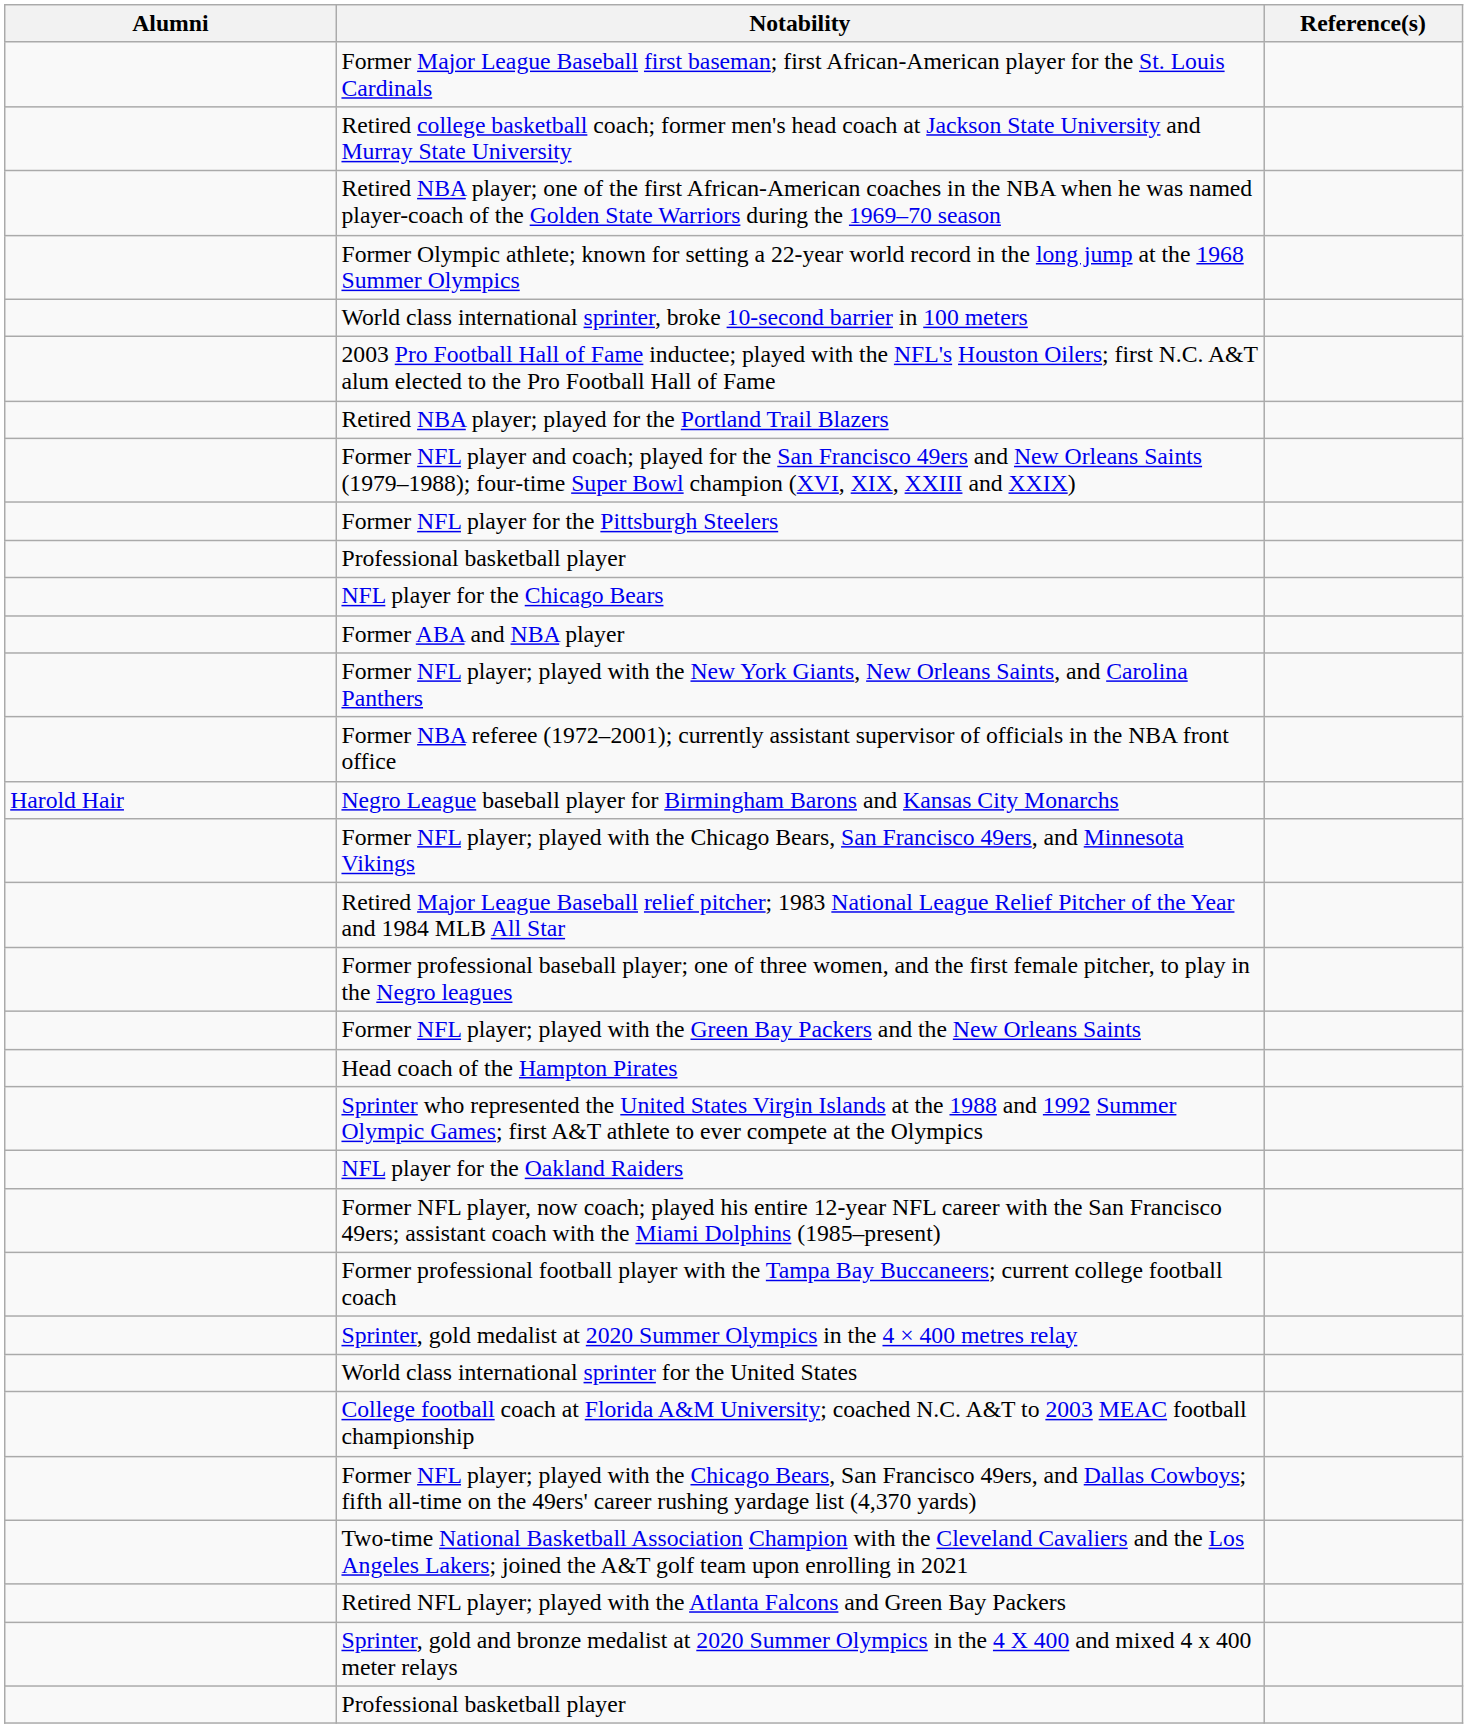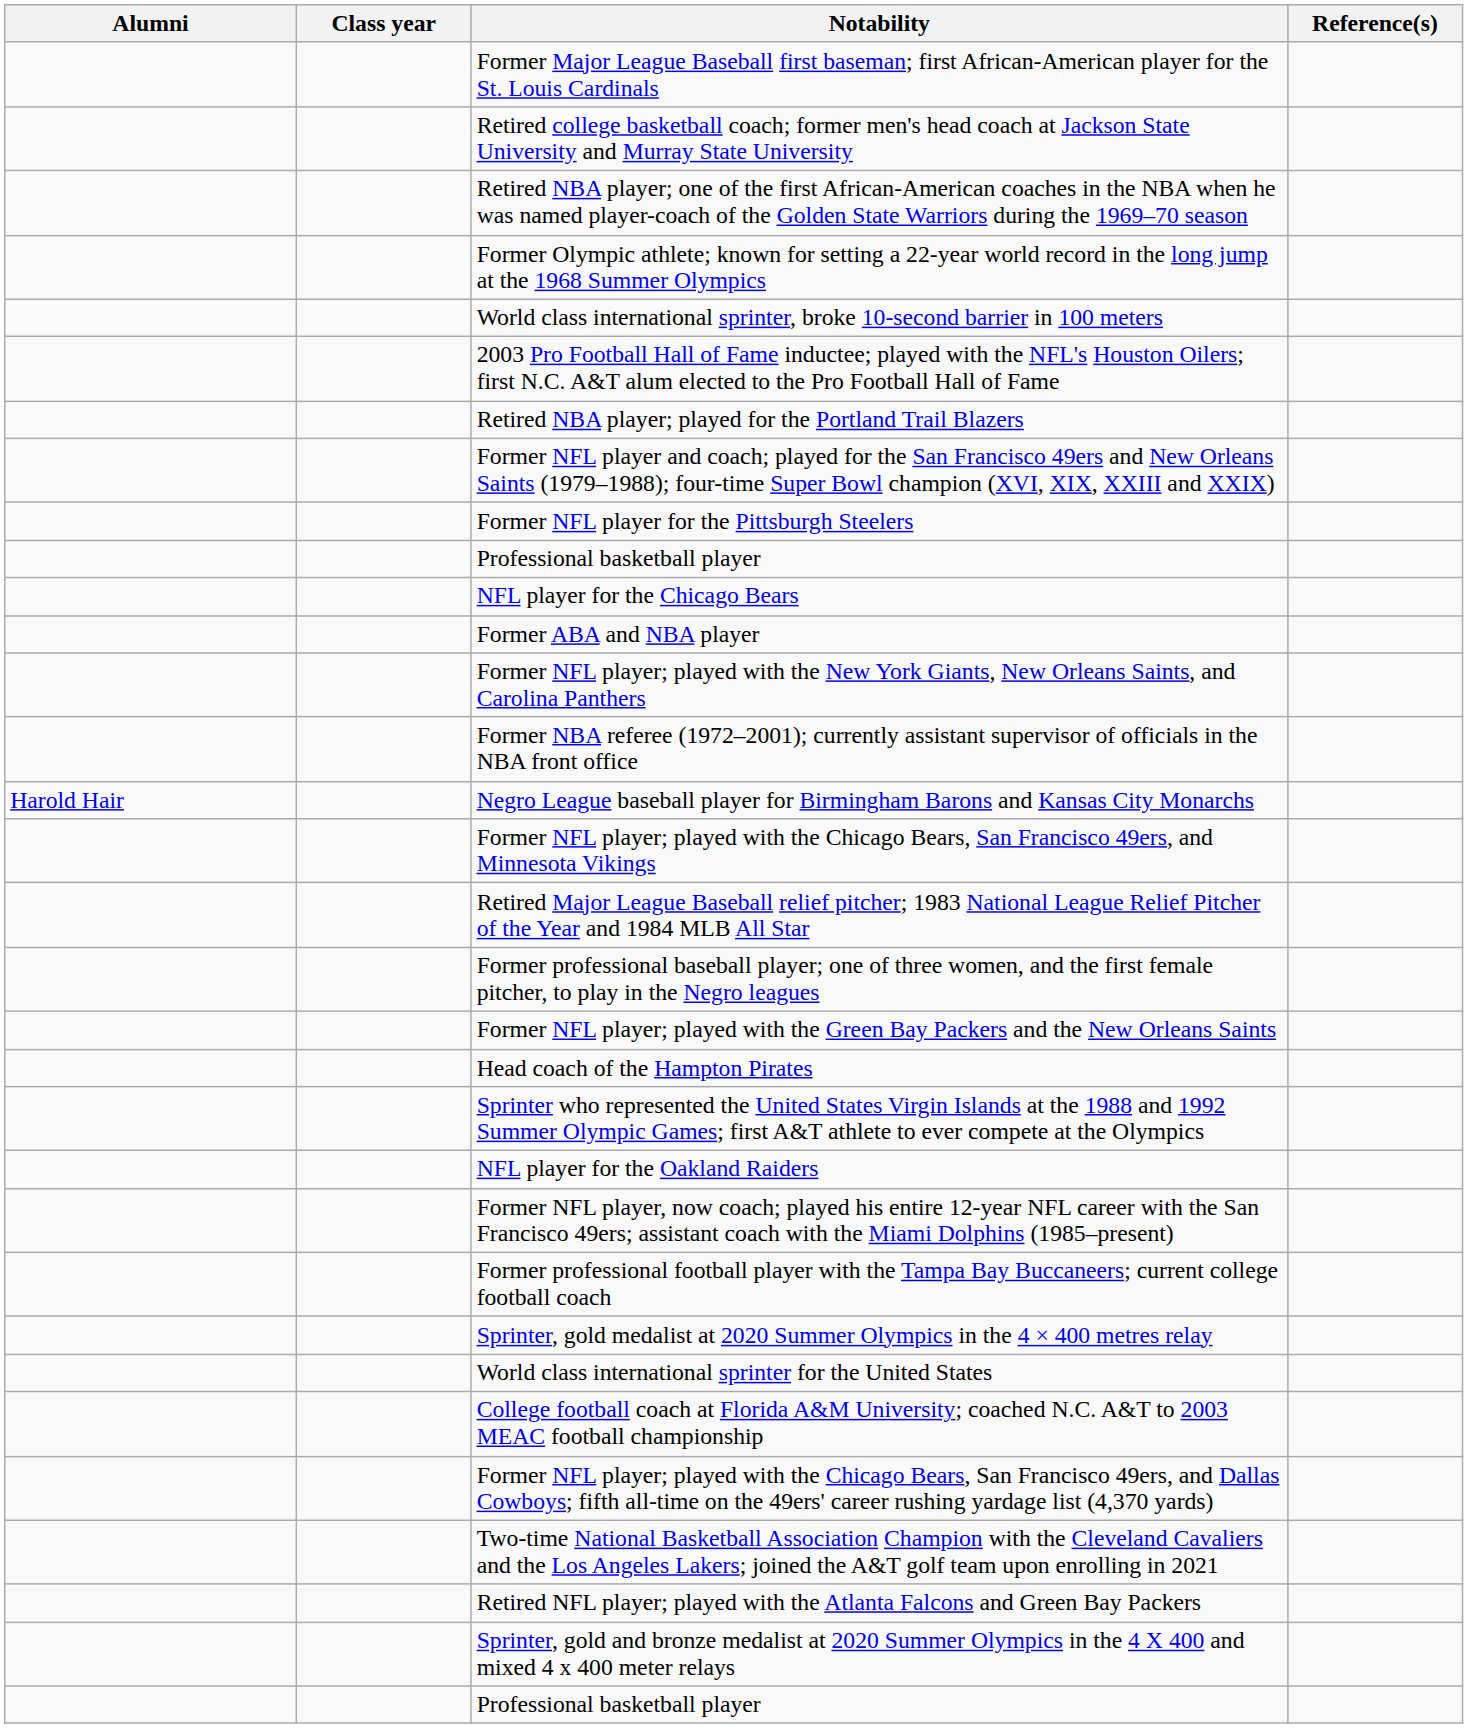+ column: (384, 23)
